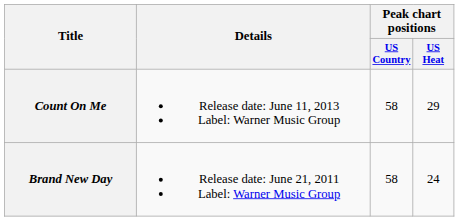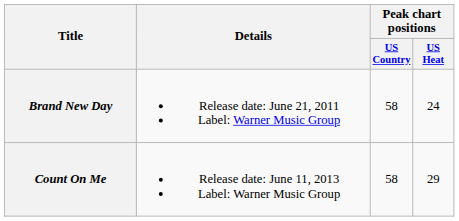rows swapped: (71, 179) <-> (71, 105)
